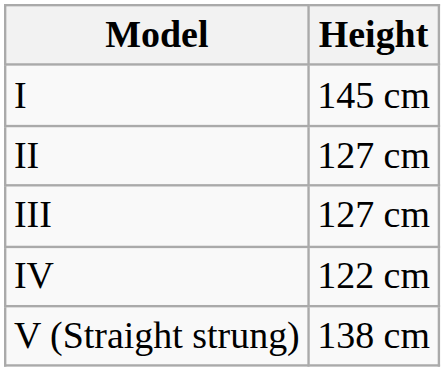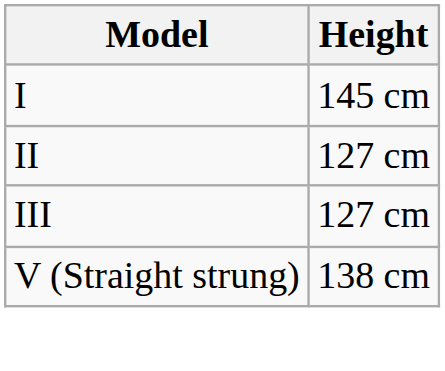- row: (34, 275)
